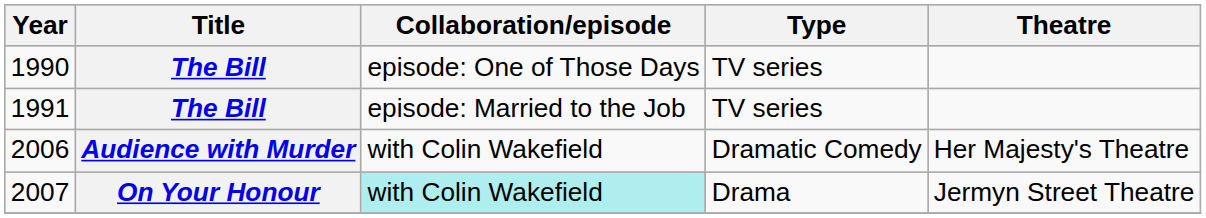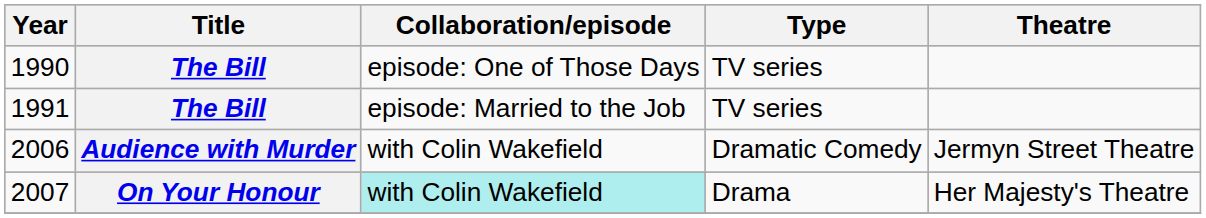(1061, 150) Her Majesty's Theatre -> (1064, 150) Jermyn Street Theatre
(1064, 191) Jermyn Street Theatre -> (1061, 191) Her Majesty's Theatre
